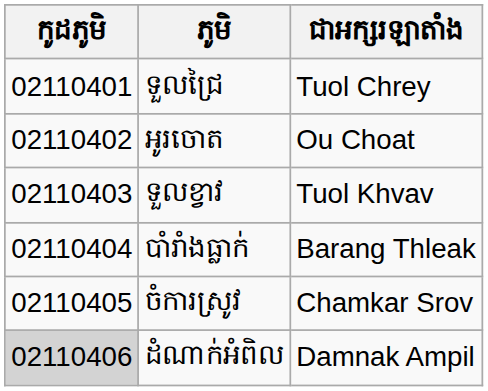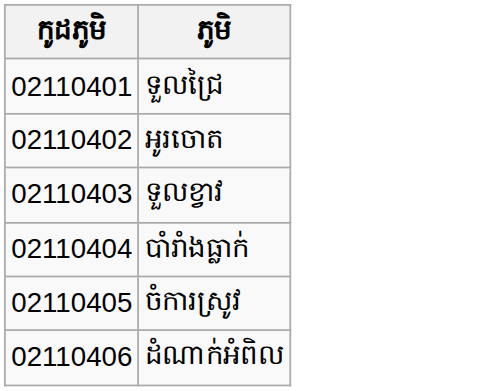- column: (386, 29)
(72, 357) lightgrey background -> (72, 357) no background
